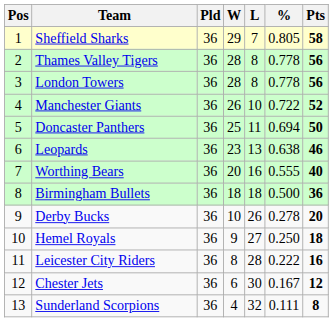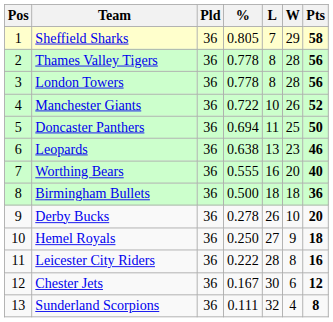columns swapped: (234, 15) <-> (284, 15)
